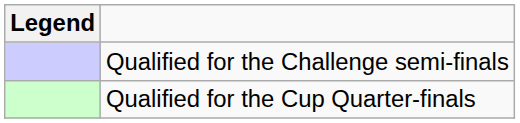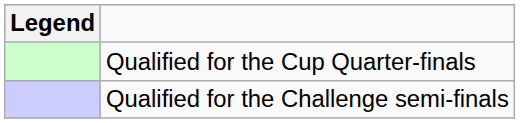rows swapped: (291, 99) <-> (307, 61)
